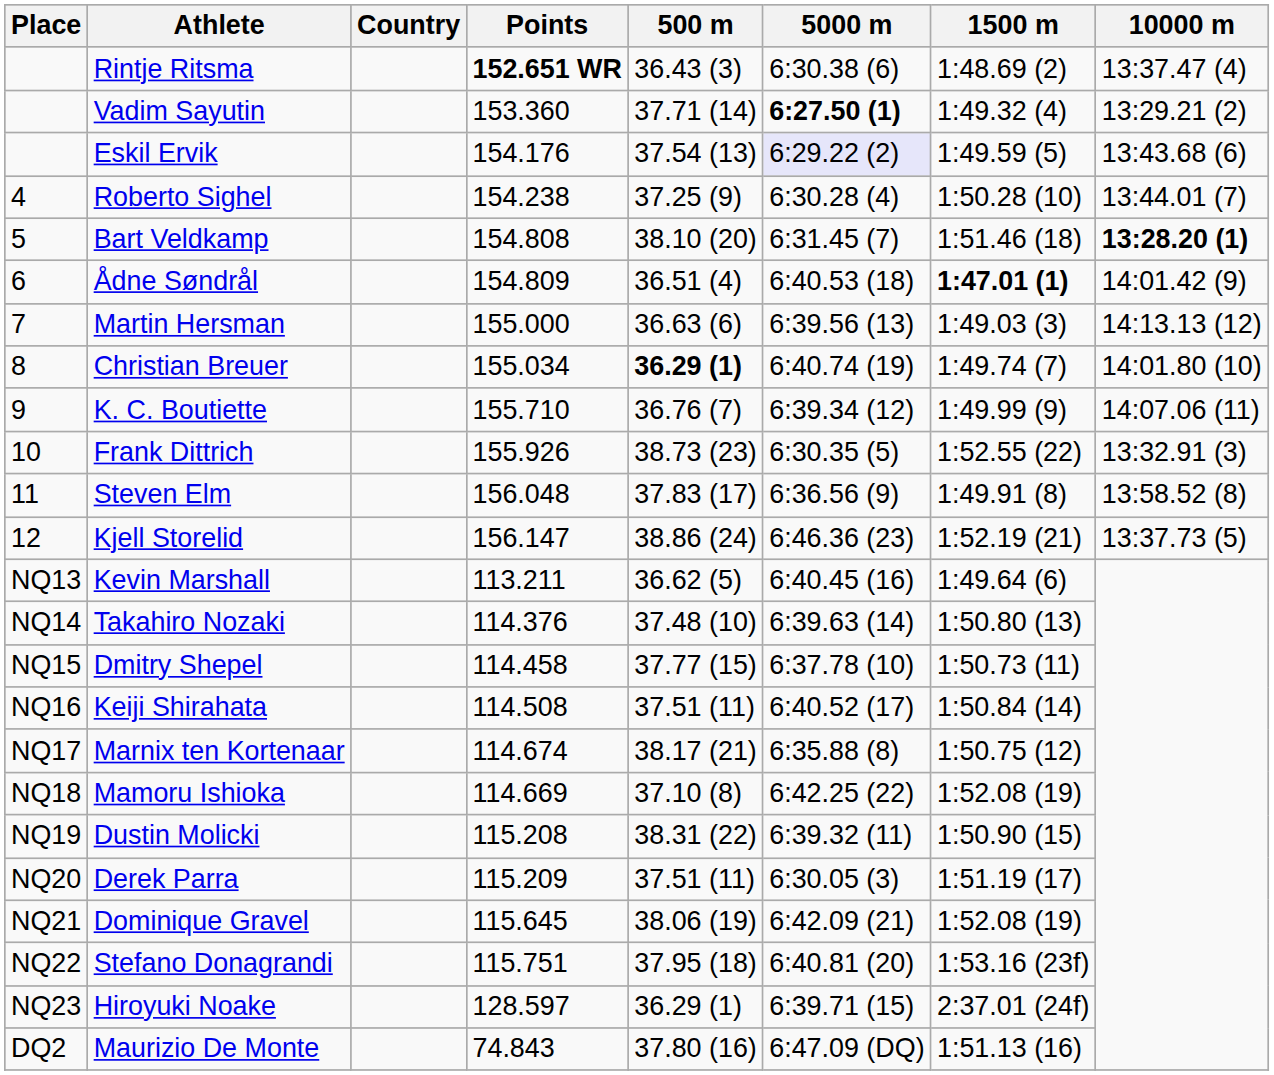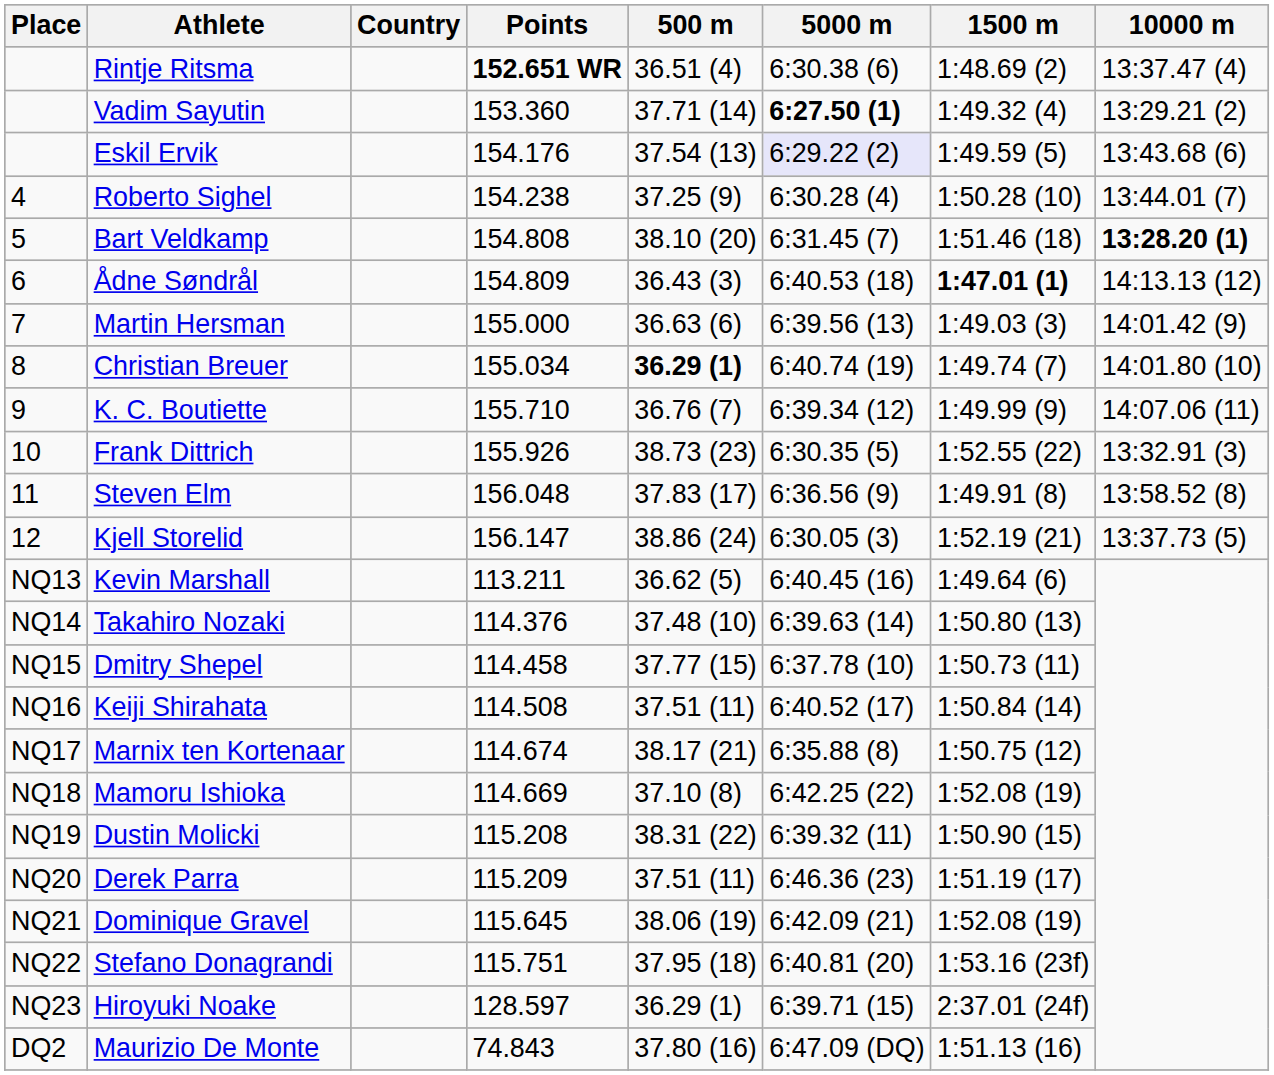(688, 68) 36.43 (3) -> (688, 68) 36.51 (4)
(688, 281) 36.51 (4) -> (688, 281) 36.43 (3)
(1174, 281) 14:01.42 (9) -> (1182, 281) 14:13.13 (12)
(1182, 324) 14:13.13 (12) -> (1174, 324) 14:01.42 (9)
(842, 537) 6:46.36 (23) -> (834, 537) 6:30.05 (3)
(834, 878) 6:30.05 (3) -> (842, 878) 6:46.36 (23)
